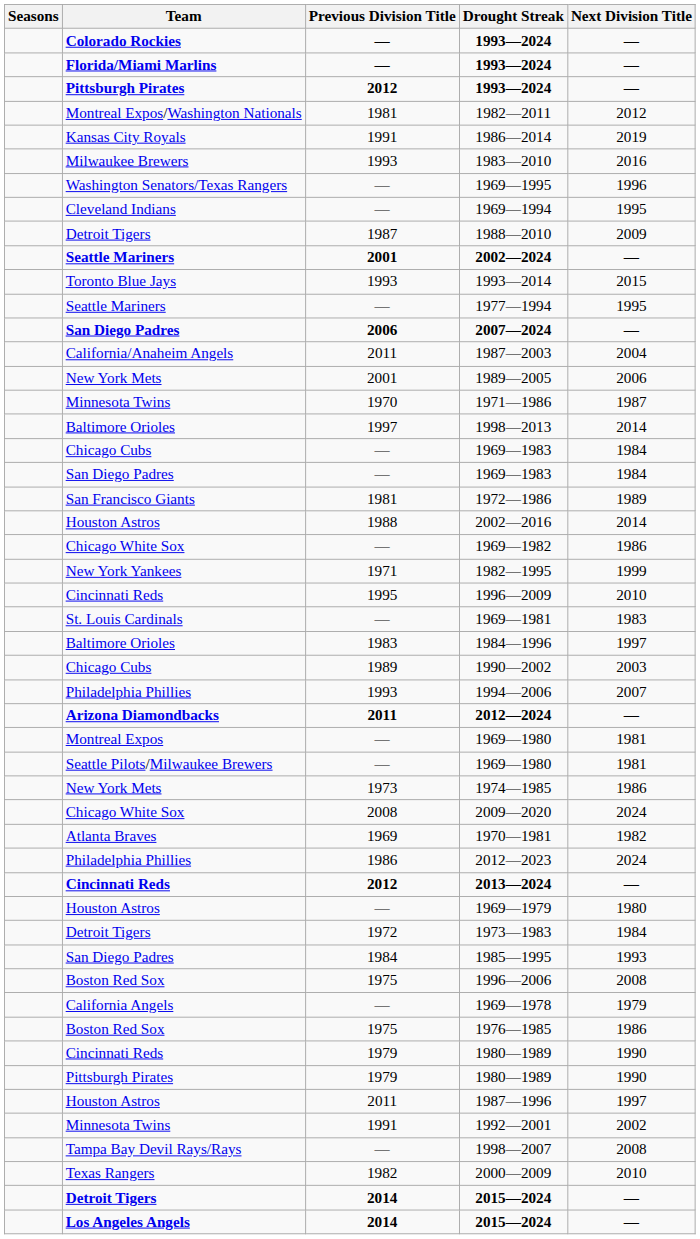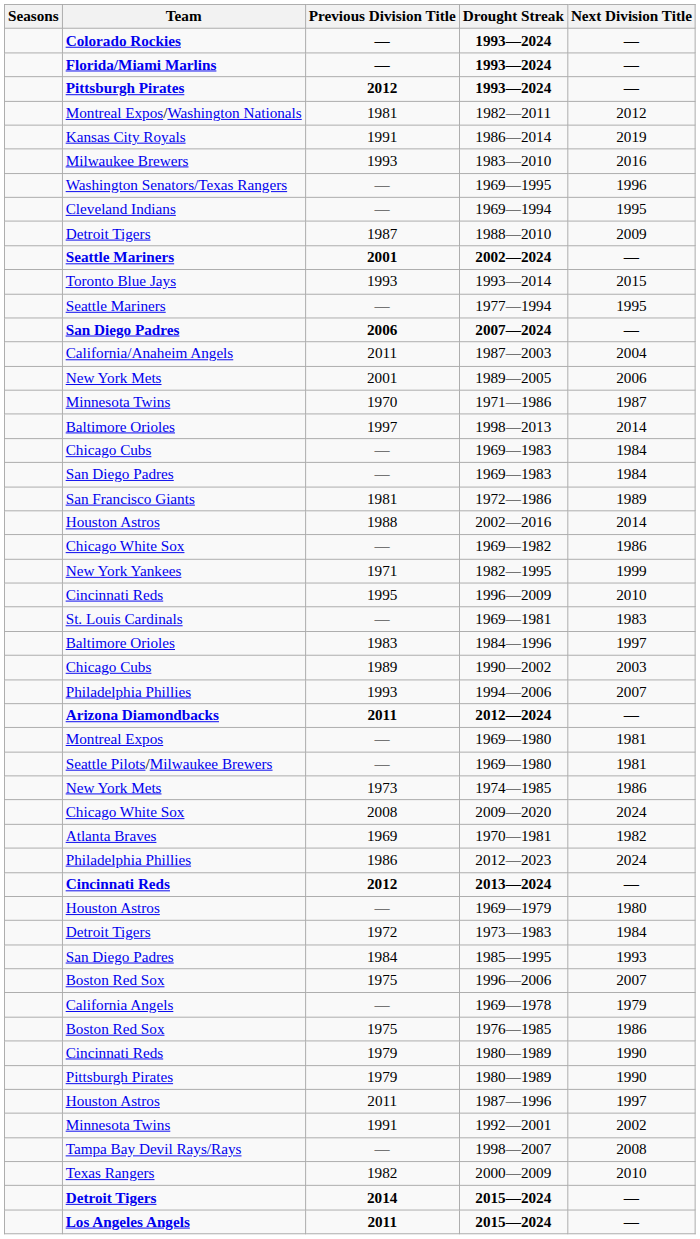(631, 980) 2008 -> (631, 980) 2007
(382, 1221) 2014 -> (382, 1221) 2011
